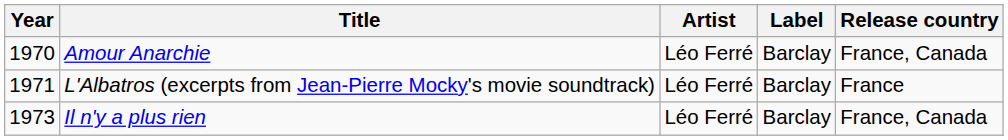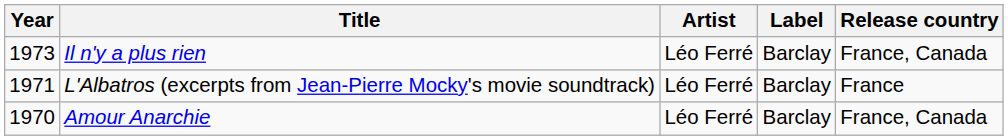rows swapped: (137, 53) <-> (135, 118)
